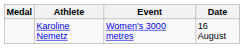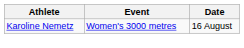- column: (19, 12)
